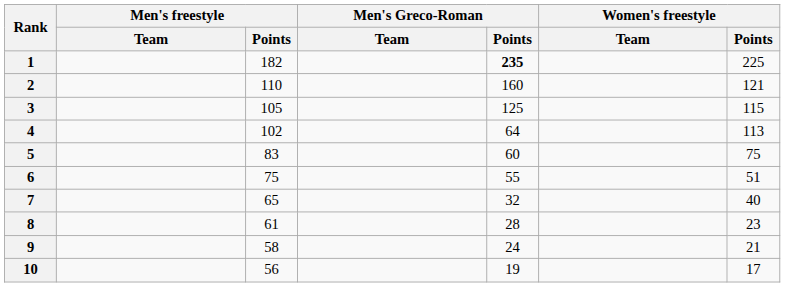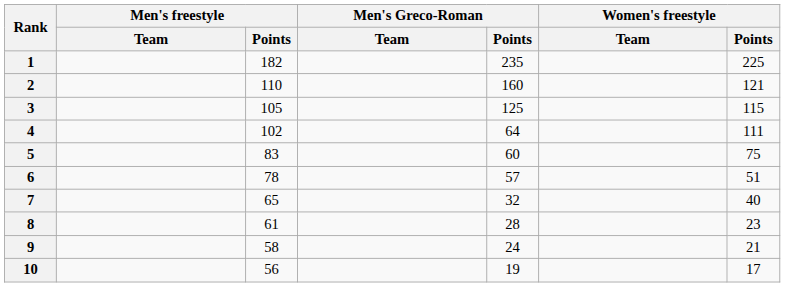(512, 62) bold -> (512, 62) normal
(753, 131) 113 -> (753, 131) 111
(271, 177) 75 -> (271, 177) 78
(512, 177) 55 -> (512, 177) 57
